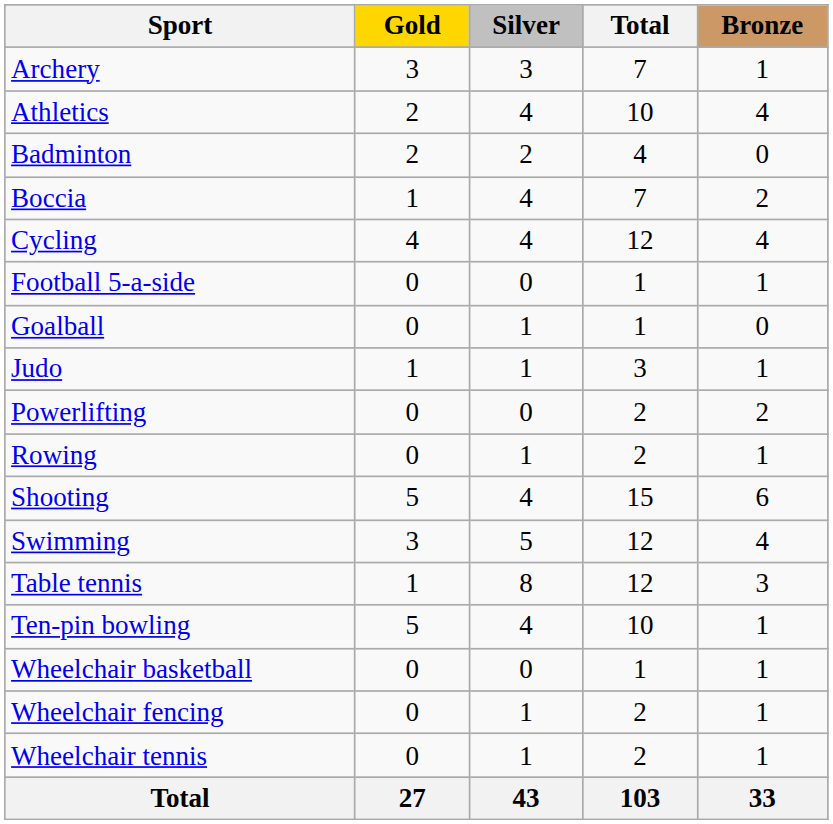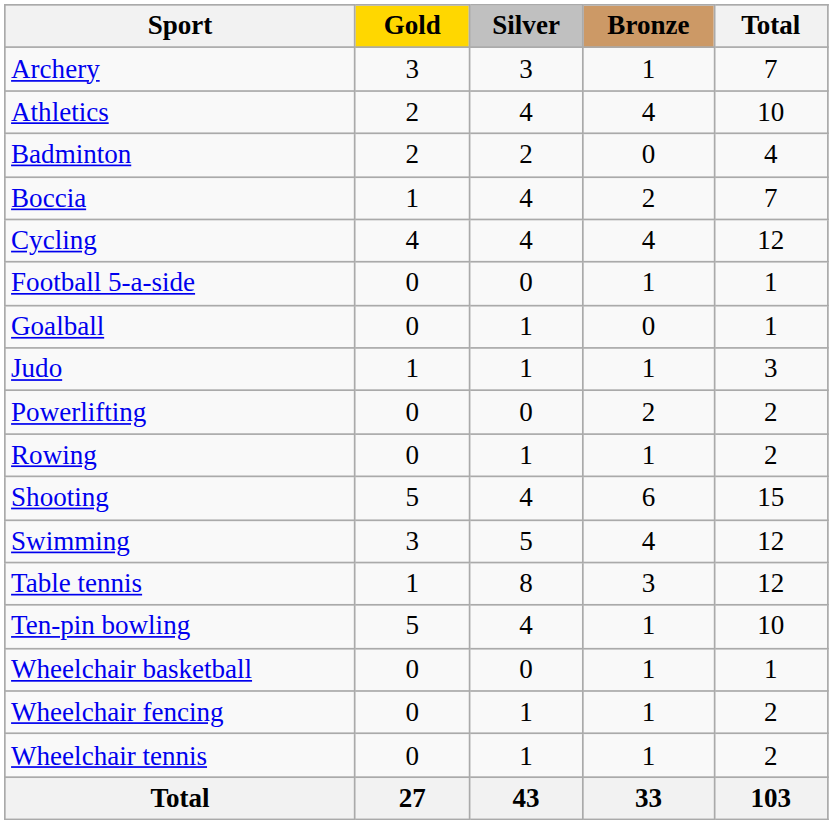columns swapped: (762, 25) <-> (640, 25)
